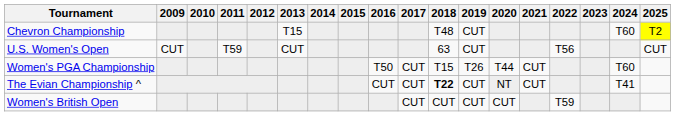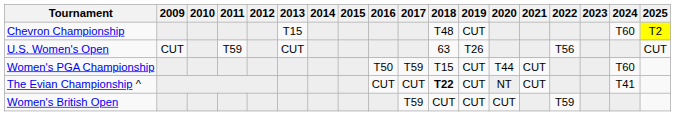(474, 49) CUT -> (474, 49) T26
(413, 67) CUT -> (413, 67) T59
(474, 67) T26 -> (474, 67) CUT
(413, 102) CUT -> (413, 102) T59
